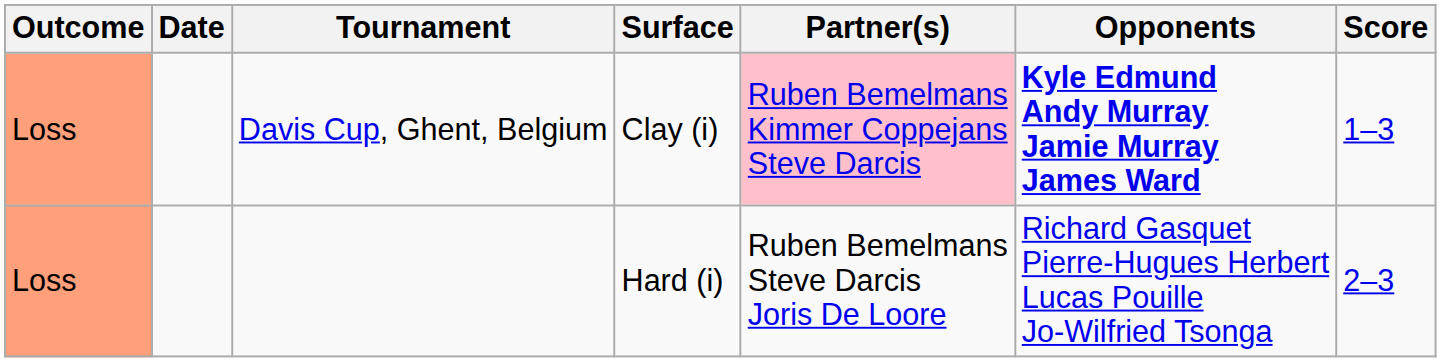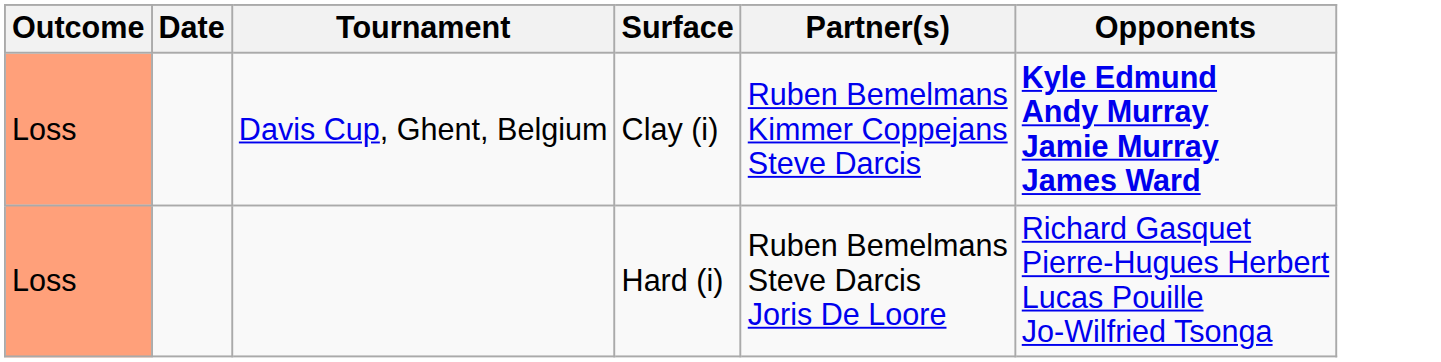- column: (1386, 28)
(878, 128) pink background -> (878, 128) no background
